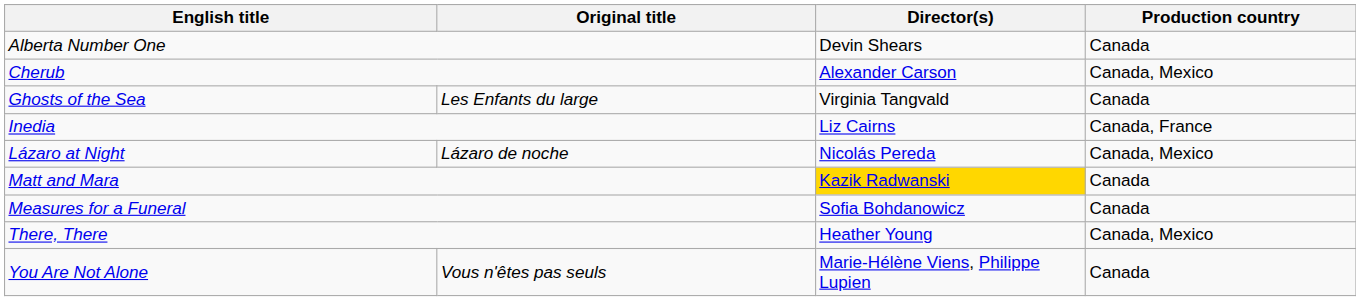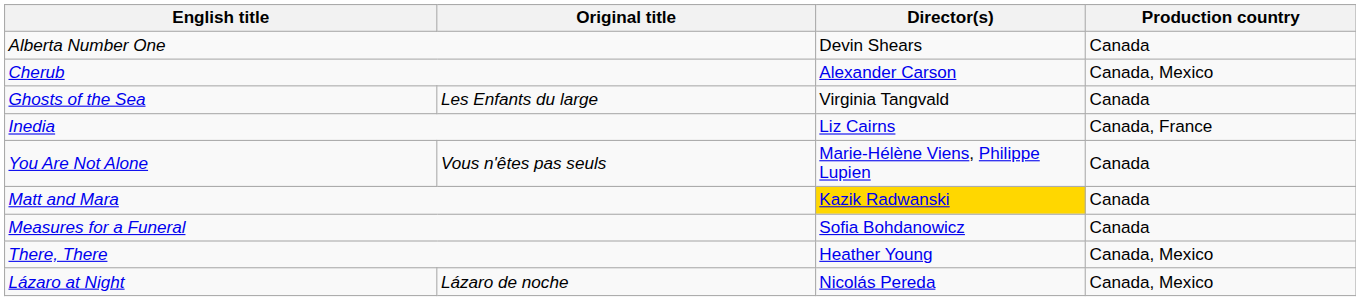rows swapped: (67, 153) <-> (78, 272)
